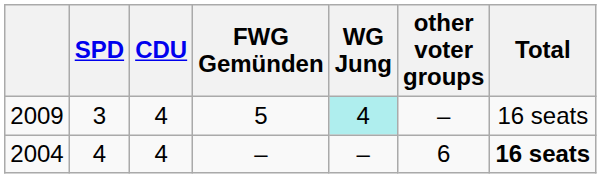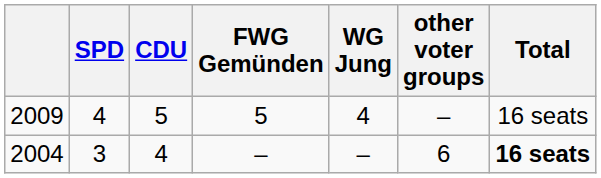(99, 115) 3 -> (99, 115) 4
(161, 115) 4 -> (161, 115) 5
(363, 115) paleturquoise background -> (363, 115) no background
(99, 153) 4 -> (99, 153) 3
